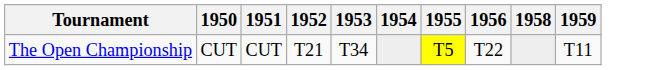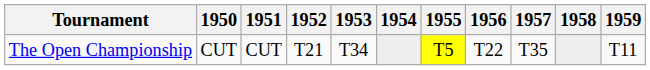+ column: (533, 19)
